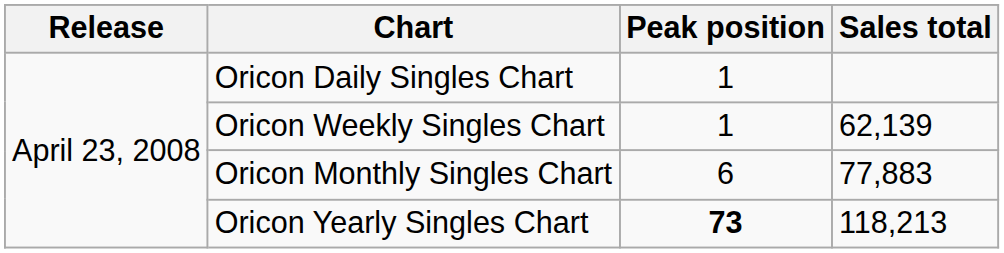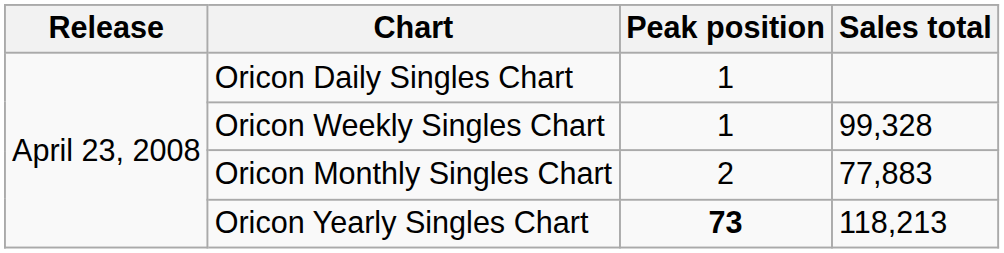(886, 125) 62,139 -> (886, 125) 99,328
(726, 174) 6 -> (726, 174) 2
